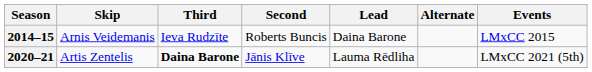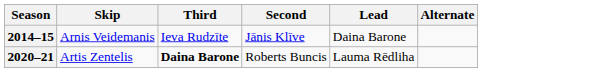- column: (532, 15)
(286, 36) Roberts Buncis -> (275, 36) Jānis Klīve
(275, 57) Jānis Klīve -> (286, 57) Roberts Buncis
